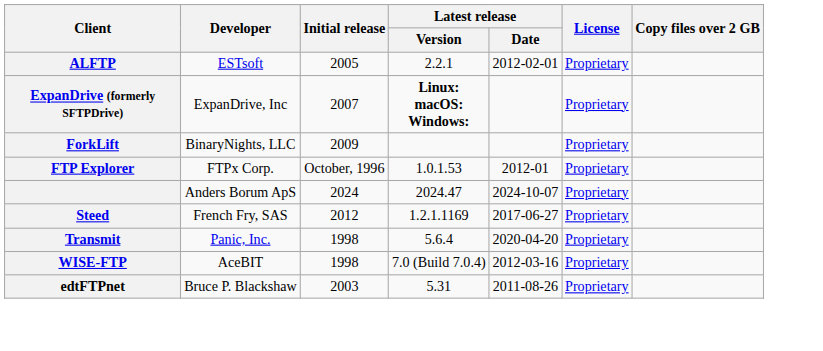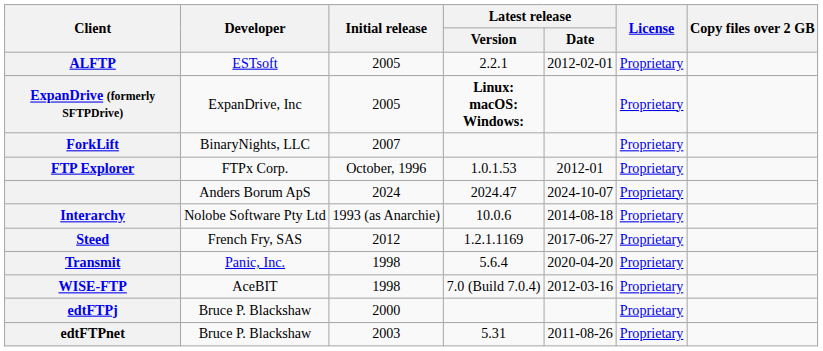(344, 104) 2007 -> (386, 104) 2005
(344, 145) 2009 -> (386, 145) 2007
+ row: (93, 216)
+ row: (93, 310)
